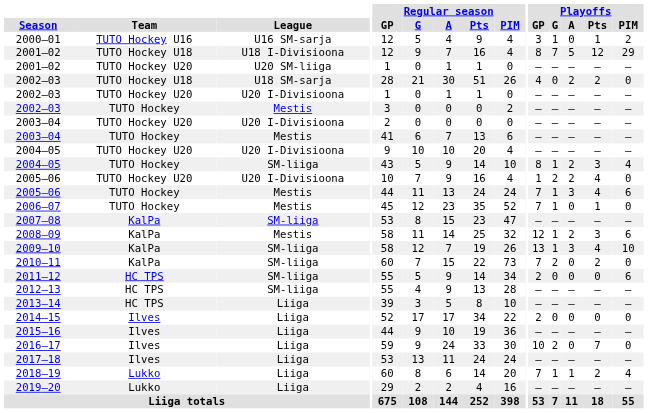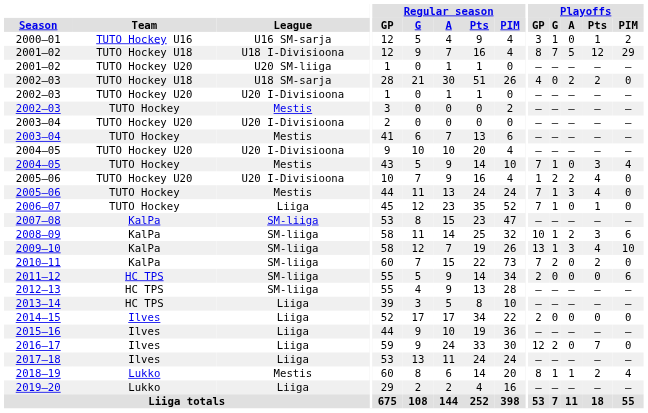(293, 164) SM-liiga -> (293, 164) Mestis
(538, 164) 8 -> (538, 164) 7
(571, 164) 2 -> (571, 164) 0
(628, 192) 6 -> (628, 192) 0
(293, 206) Mestis -> (293, 206) Liiga
(293, 234) Mestis -> (293, 234) SM-liiga
(538, 234) 12 -> (538, 234) 10
(538, 346) 10 -> (538, 346) 12
(293, 373) Liiga -> (293, 373) Mestis
(538, 373) 7 -> (538, 373) 8
